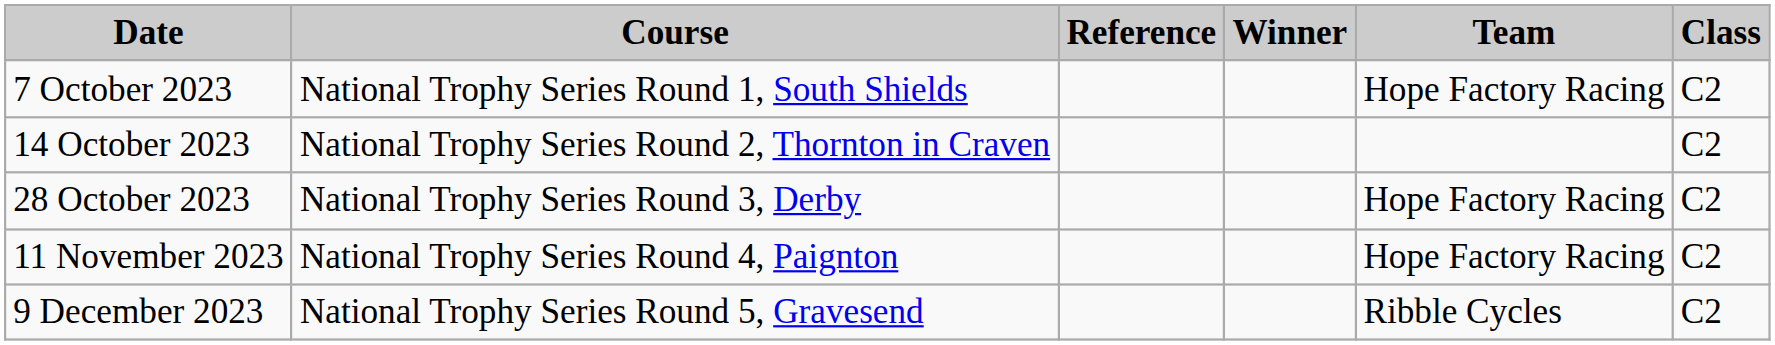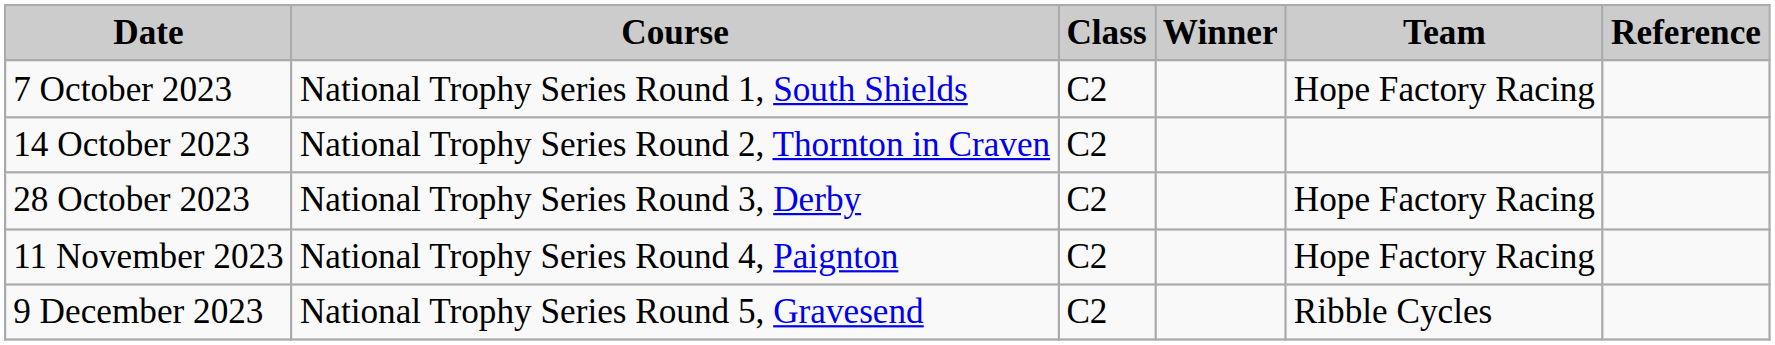columns swapped: (1721, 32) <-> (1141, 32)
